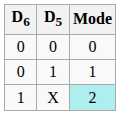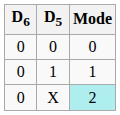(21, 97) 1 -> (21, 97) 0
